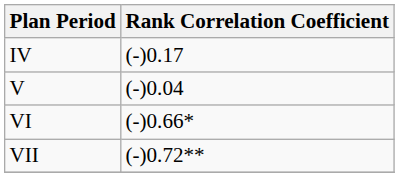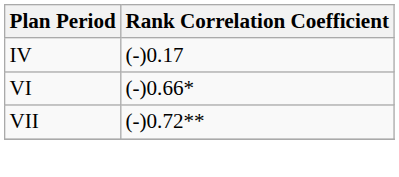- row: (17, 88)
